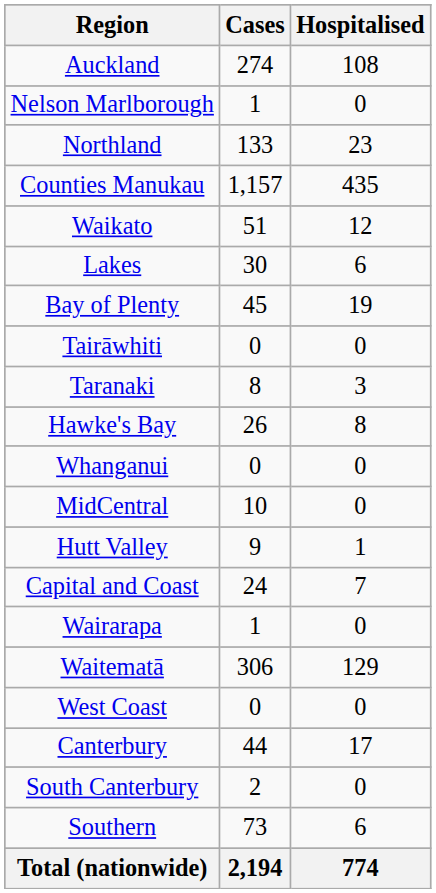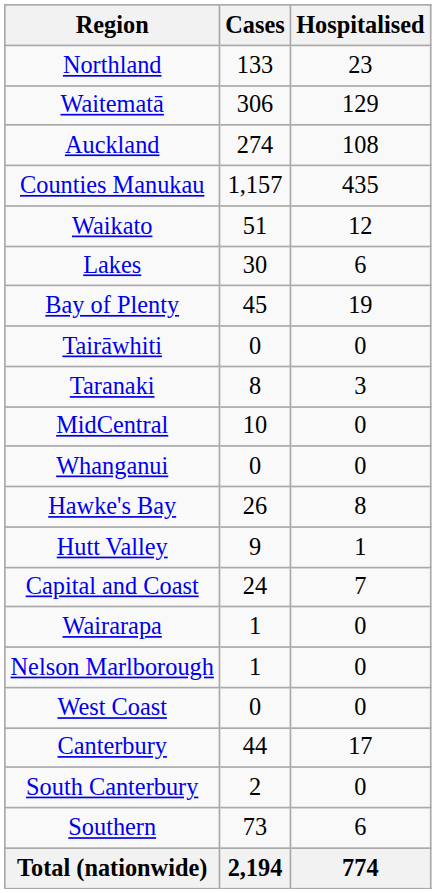rows swapped: (112, 145) <-> (112, 65)
rows swapped: (112, 667) <-> (112, 105)
rows swapped: (112, 426) <-> (112, 506)
